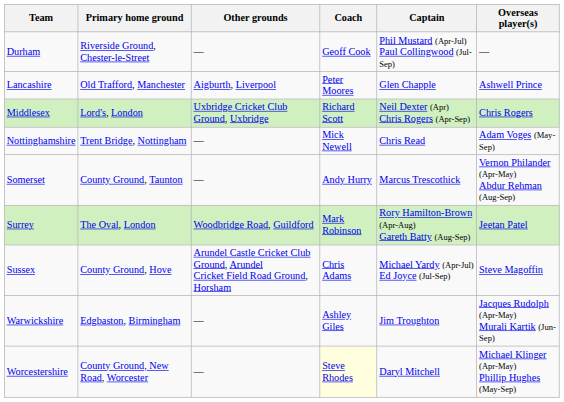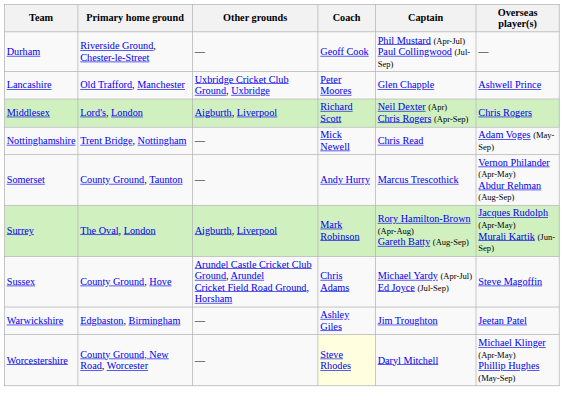(235, 85) Aigburth, Liverpool -> (242, 85) Uxbridge Cricket Club Ground, Uxbridge
(240, 113) Uxbridge Cricket Club Ground, Uxbridge -> (236, 113) Aigburth, Liverpool
(254, 225) Woodbridge Road, Guildford -> (236, 231) Aigburth, Liverpool
(503, 225) Jeetan Patel -> (517, 231) Jacques Rudolph (Apr-May) Murali Kartik (Jun-Sep)
(517, 321) Jacques Rudolph (Apr-May) Murali Kartik (Jun-Sep) -> (503, 321) Jeetan Patel
